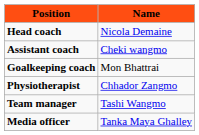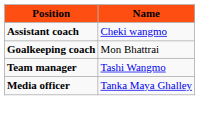- row: (34, 31)
- row: (43, 86)
